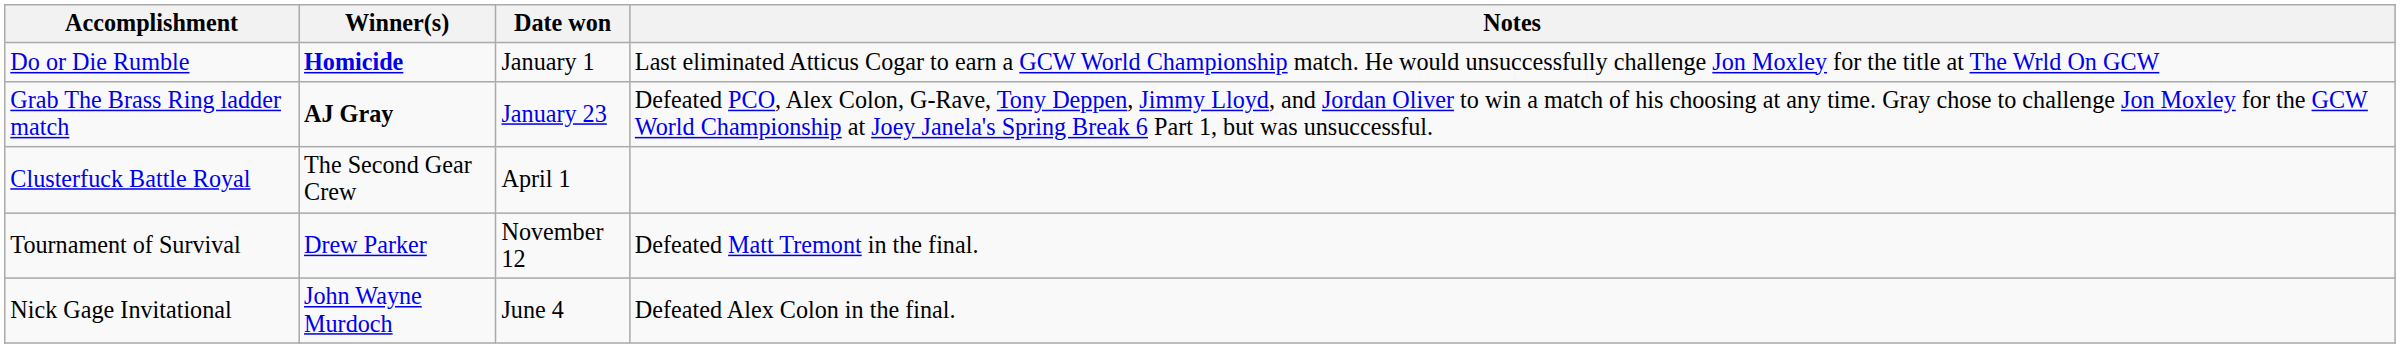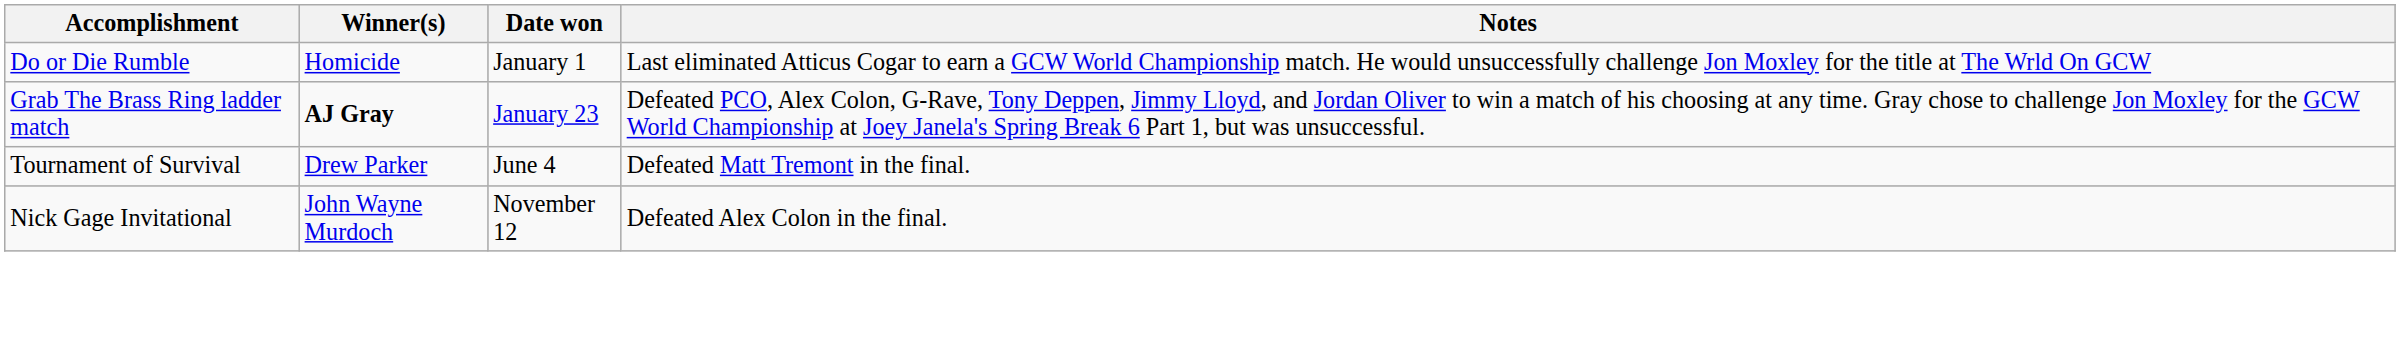(354, 61) bold -> (352, 61) normal
- row: (130, 179)
(552, 244) November 12 -> (524, 165) June 4
(533, 310) June 4 -> (544, 217) November 12
